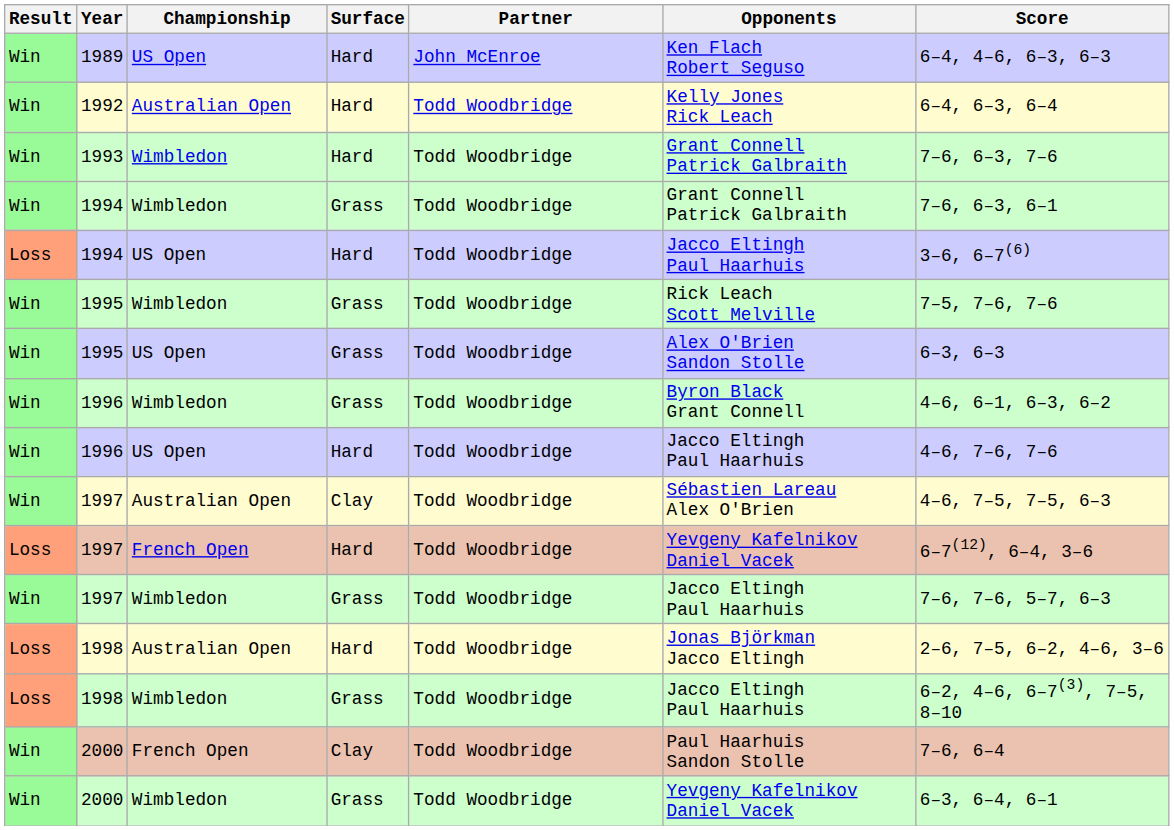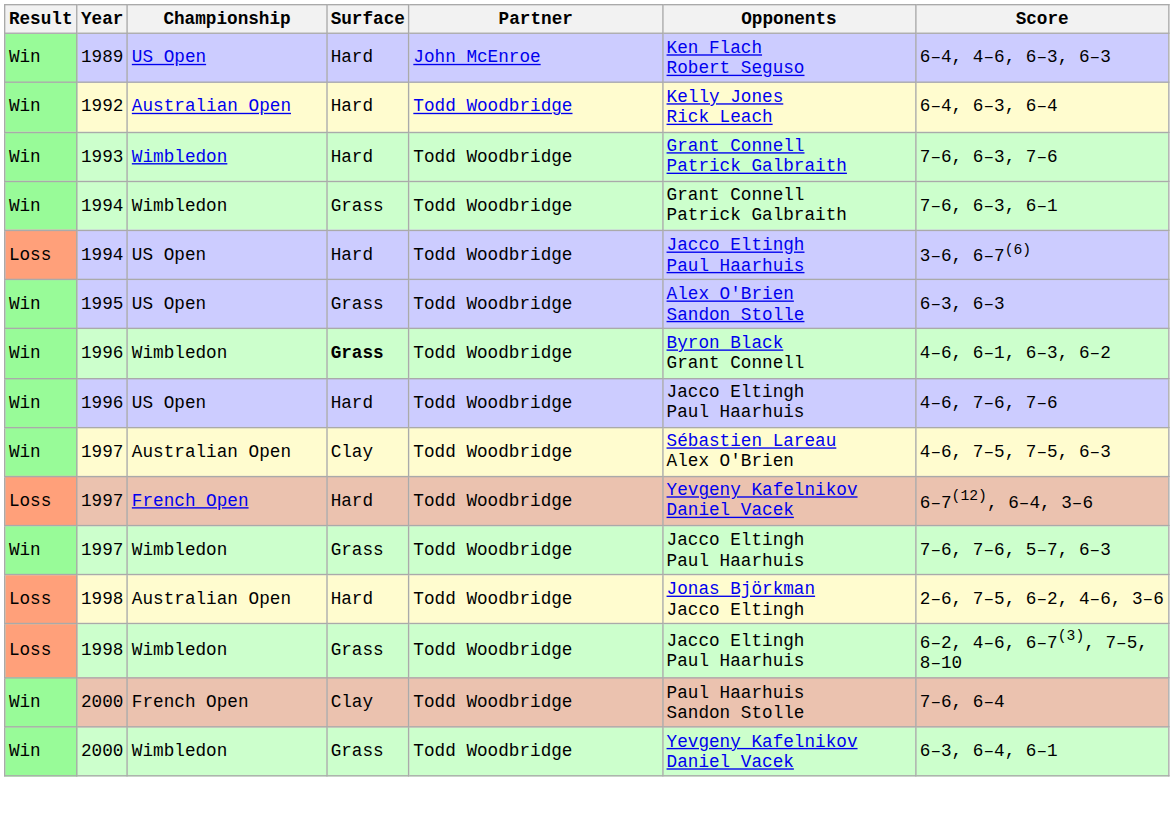- row: (102, 304)
(357, 403) normal -> (357, 353) bold
